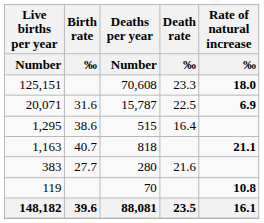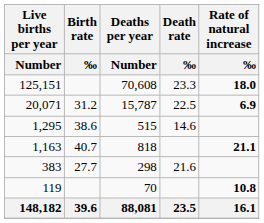(86, 105) 31.6 -> (86, 105) 31.2
(185, 126) 16.4 -> (185, 126) 14.6
(147, 167) 280 -> (147, 167) 298
